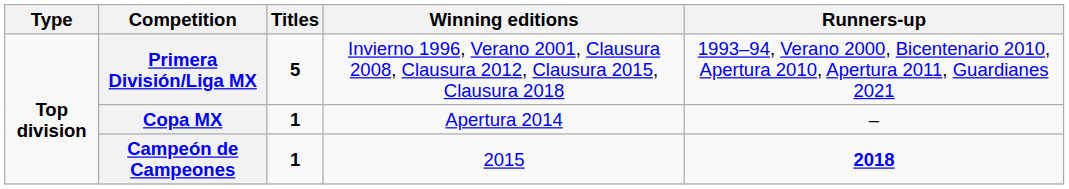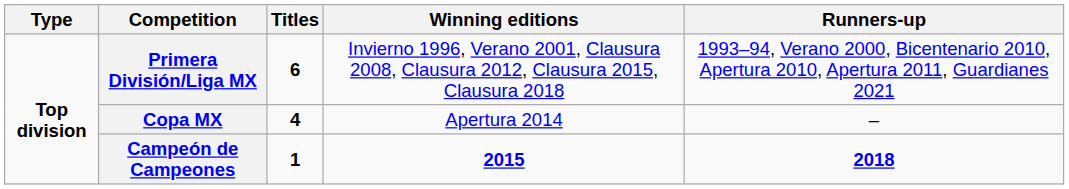(295, 70) 5 -> (295, 70) 6
(295, 120) 1 -> (295, 120) 4
(504, 159) normal -> (504, 159) bold
